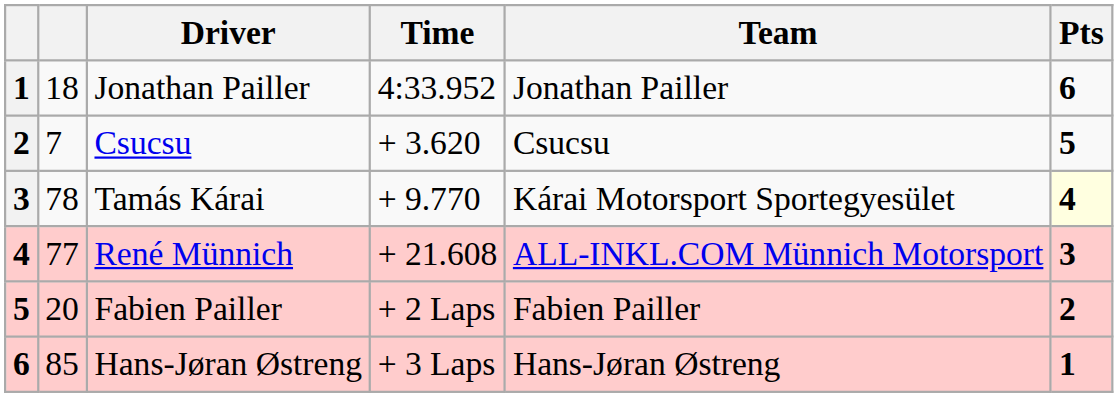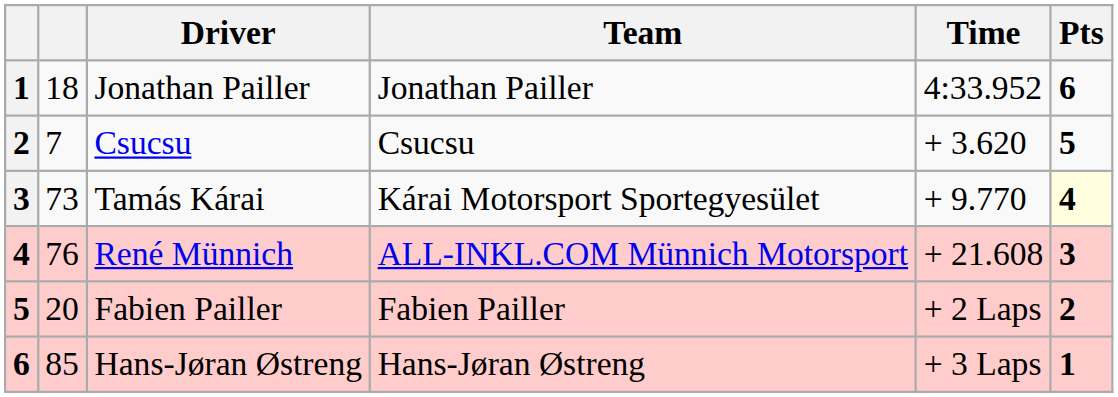columns swapped: (778, 32) <-> (437, 32)
(62, 198) 78 -> (62, 198) 73
(62, 253) 77 -> (62, 253) 76
